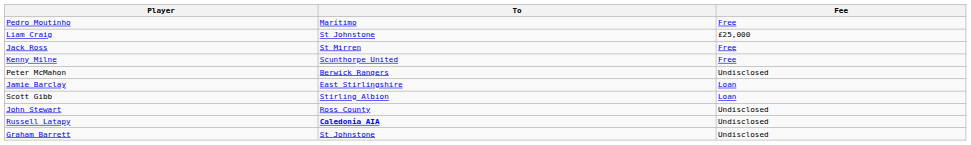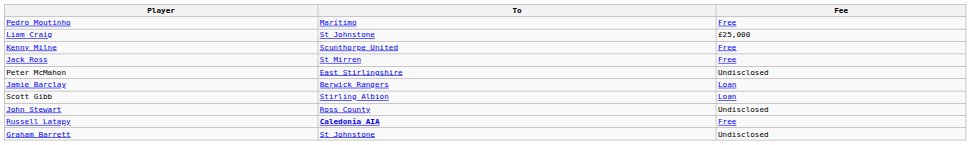rows swapped: (27, 48) <-> (31, 60)
(354, 73) Berwick Rangers -> (361, 73) East Stirlingshire
(361, 85) East Stirlingshire -> (354, 85) Berwick Rangers
(743, 122) Undisclosed -> (727, 122) Free
